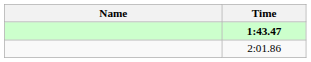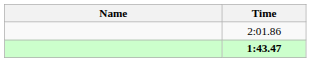rows swapped: (264, 31) <-> (264, 48)
